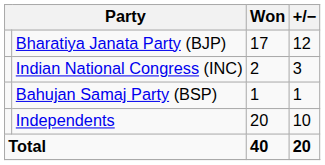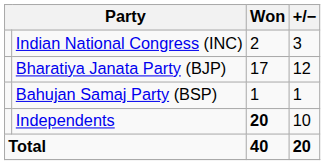rows swapped: (121, 43) <-> (129, 69)
(259, 120) normal -> (259, 120) bold
